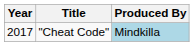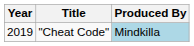(20, 32) 2017 -> (20, 32) 2019
